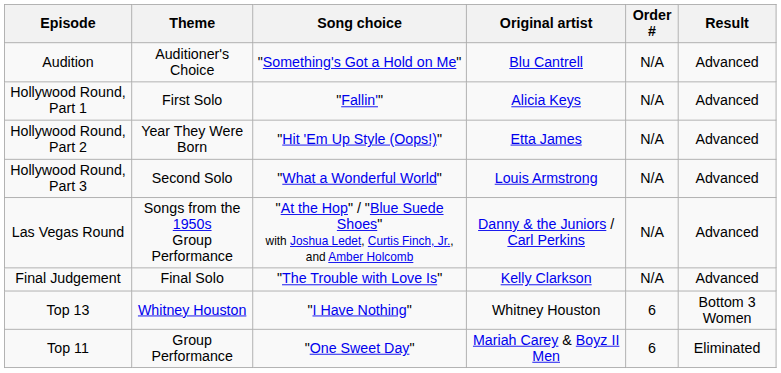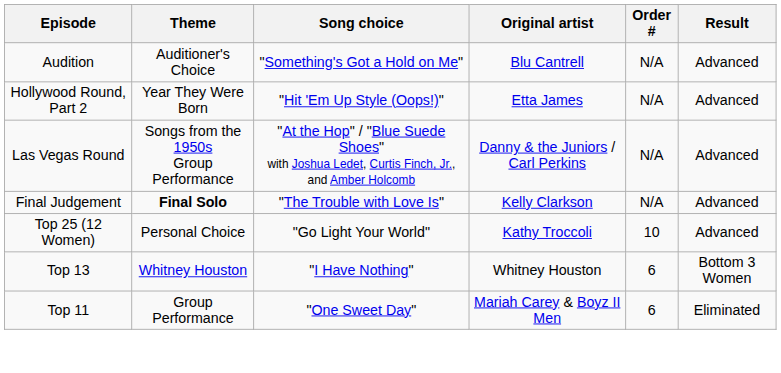- row: (68, 101)
- row: (68, 178)
(192, 279) normal -> (193, 202) bold
+ row: (68, 232)
